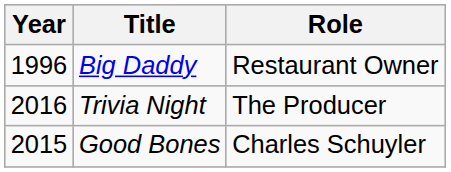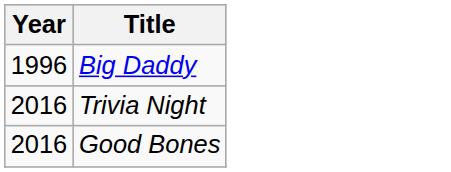- column: (335, 24)
(39, 145) 2015 -> (39, 145) 2016
